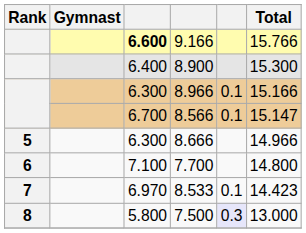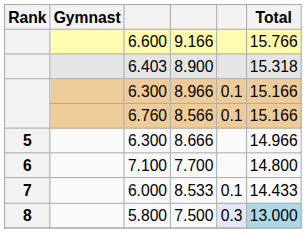(147, 42) bold -> (147, 42) normal
(147, 67) 6.400 -> (147, 67) 6.403
(274, 67) 15.300 -> (274, 67) 15.318
(147, 116) 6.700 -> (147, 116) 6.760
(274, 116) 15.147 -> (274, 116) 15.166
(147, 191) 6.970 -> (147, 191) 6.000
(274, 191) 14.423 -> (274, 191) 14.433
(274, 215) no background -> (274, 215) lightblue background
